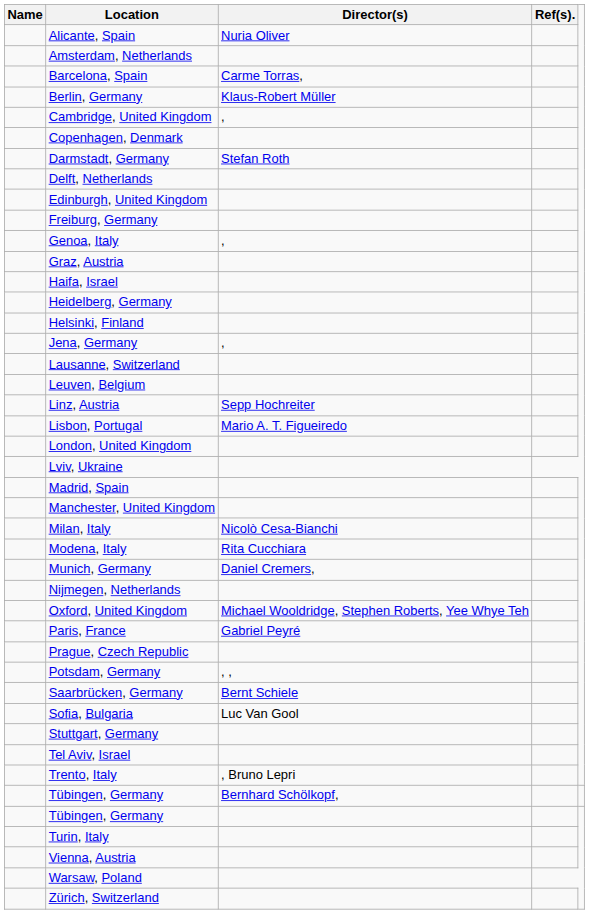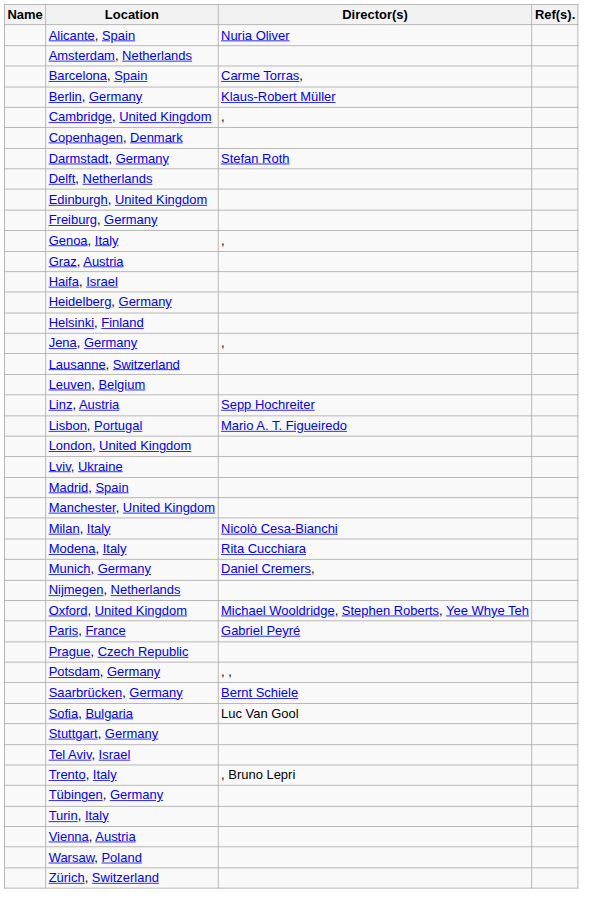- row: (106, 795)
